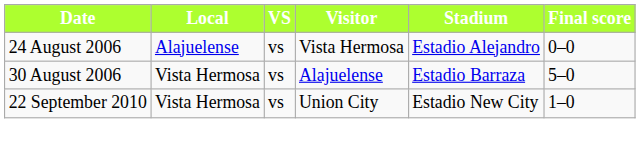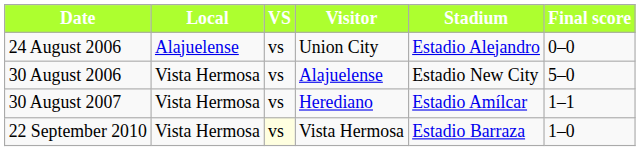(351, 46) Vista Hermosa -> (339, 46) Union City
(469, 74) Estadio Barraza -> (475, 74) Estadio New City
+ row: (65, 103)
(276, 103) no background -> (276, 131) lightyellow background
(339, 103) Union City -> (351, 131) Vista Hermosa
(475, 103) Estadio New City -> (469, 131) Estadio Barraza
